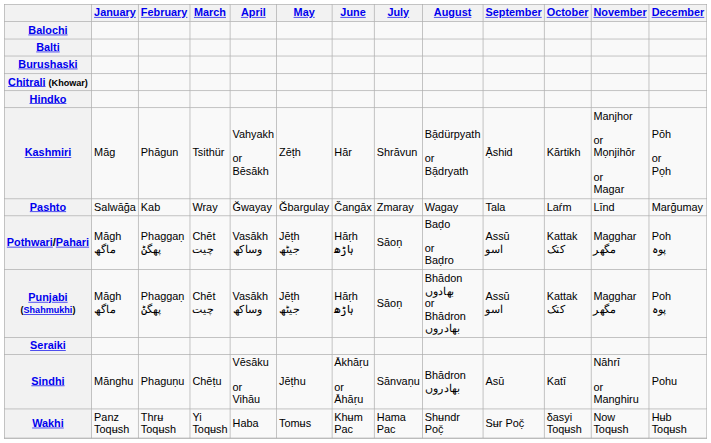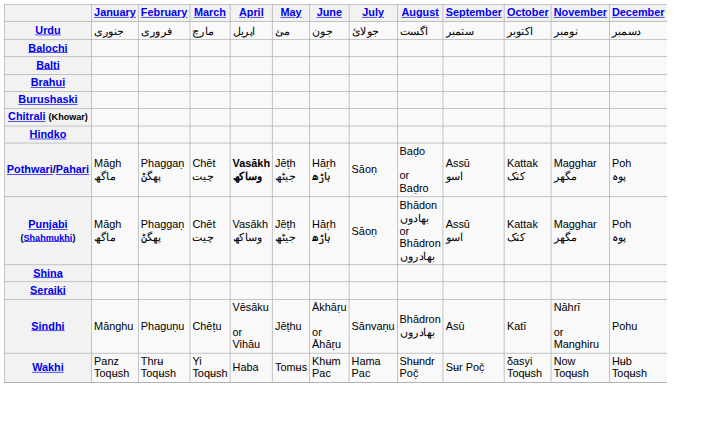+ row: (48, 30)
+ row: (48, 82)
- row: (48, 153)
- row: (48, 207)
(250, 242) normal -> (251, 170) bold
+ row: (48, 273)
